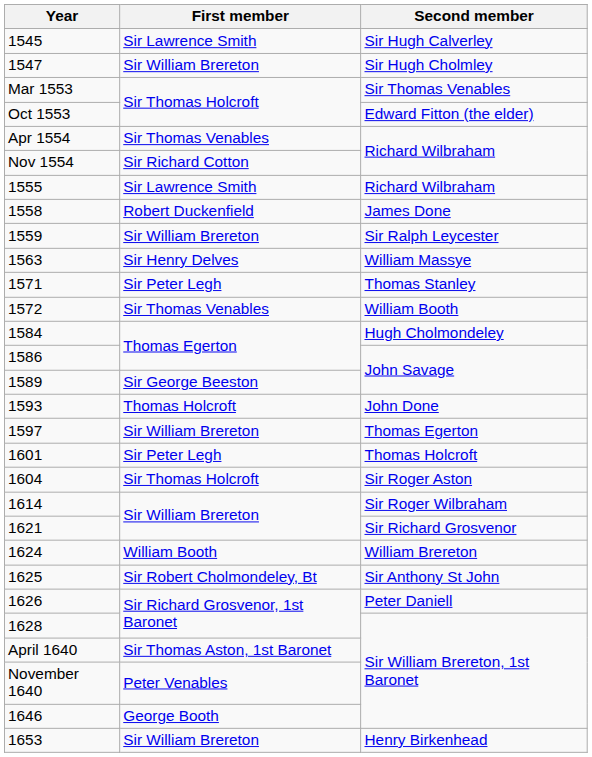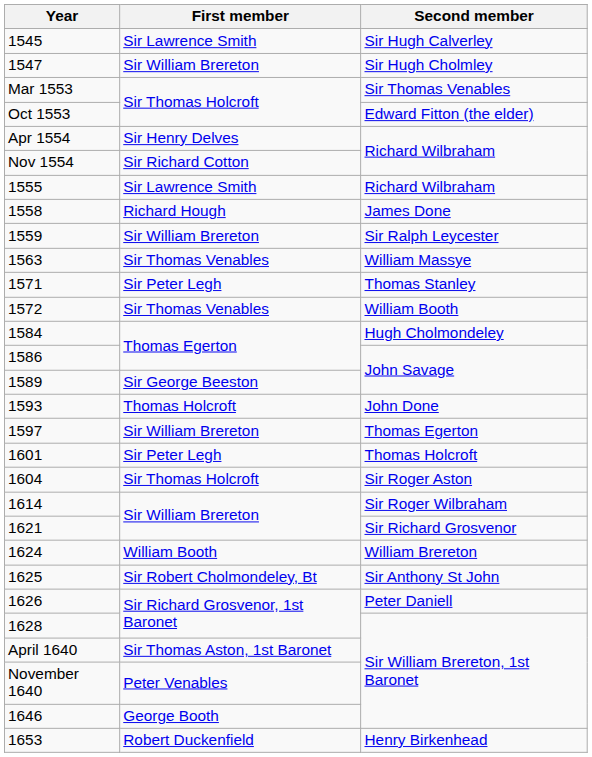(196, 138) Sir Thomas Venables -> (181, 138) Sir Henry Delves
(189, 211) Robert Duckenfield -> (174, 211) Richard Hough
(181, 260) Sir Henry Delves -> (196, 260) Sir Thomas Venables
(191, 740) Sir William Brereton -> (189, 740) Robert Duckenfield
